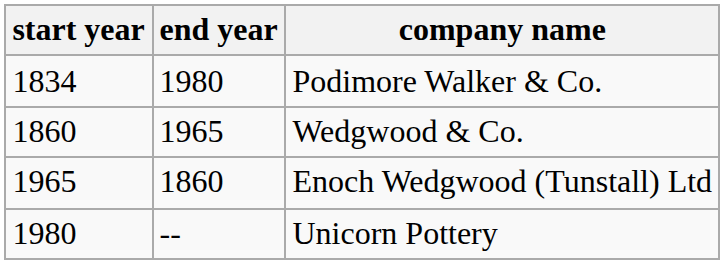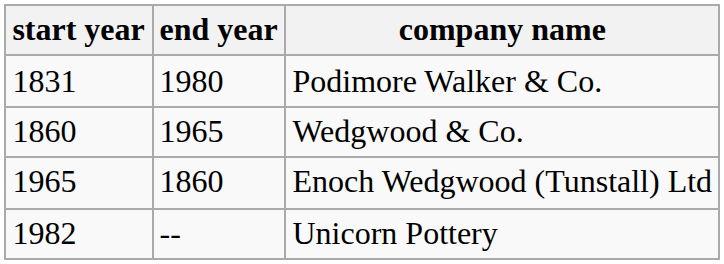(44, 80) 1834 -> (44, 80) 1831
(44, 232) 1980 -> (44, 232) 1982
